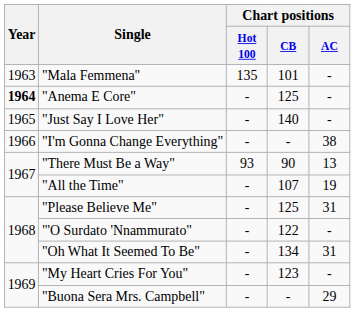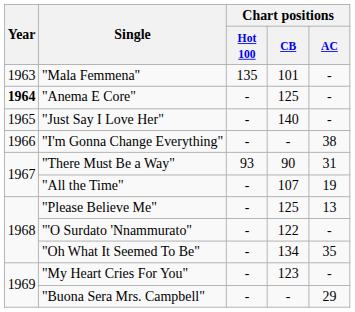(329, 163) 13 -> (329, 163) 31
(329, 207) 31 -> (329, 207) 13
(329, 251) 31 -> (329, 251) 35
